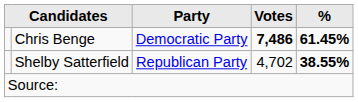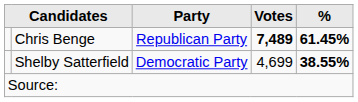(192, 39) Democratic Party -> (192, 39) Republican Party
(275, 39) 7,486 -> (275, 39) 7,489
(192, 62) Republican Party -> (192, 62) Democratic Party
(275, 62) 4,702 -> (275, 62) 4,699
